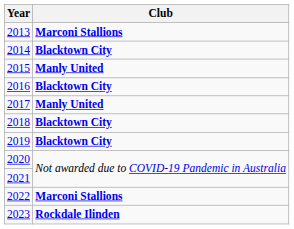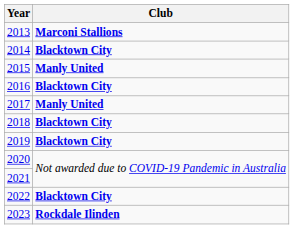(79, 196) Marconi Stallions -> (74, 196) Blacktown City
